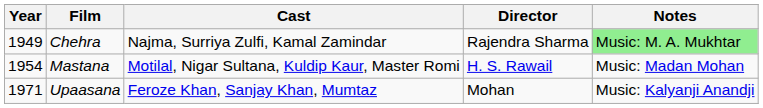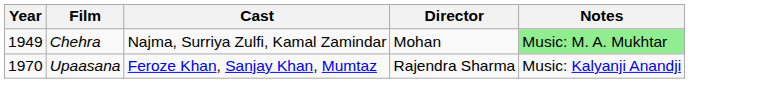(528, 41) Rajendra Sharma -> (417, 41) Mohan
- row: (80, 66)
(25, 90) 1971 -> (25, 66) 1970
(491, 90) Mohan -> (454, 66) Rajendra Sharma
